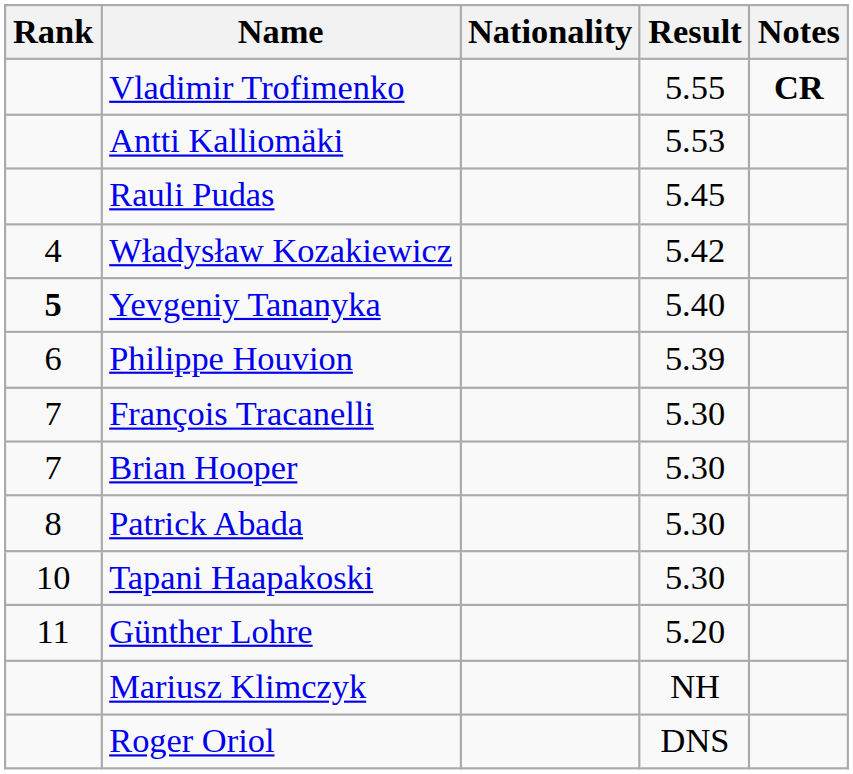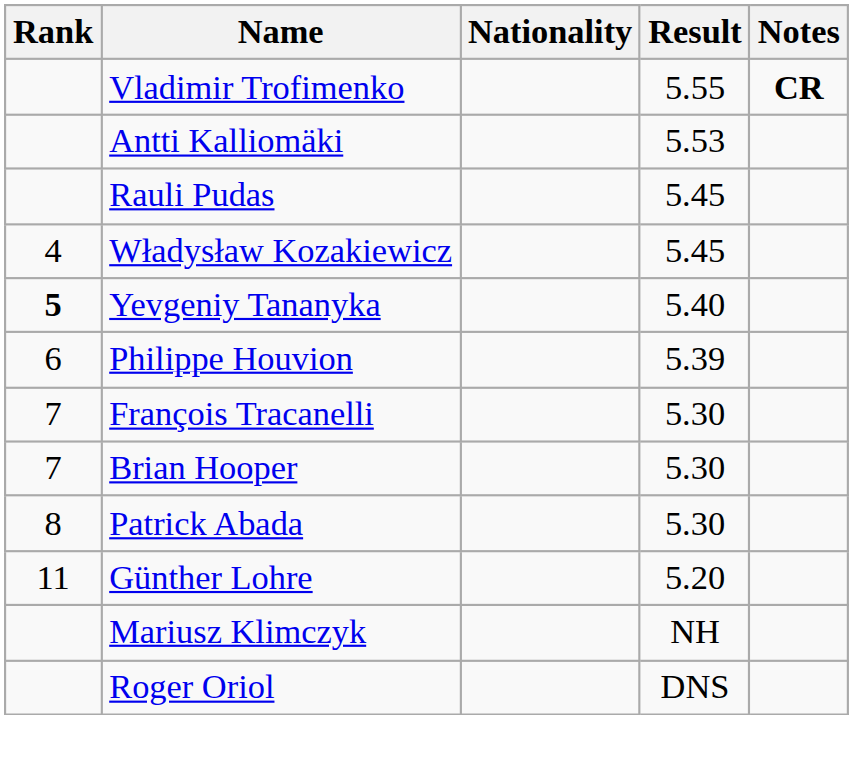(695, 250) 5.42 -> (695, 250) 5.45
- row: (241, 577)
